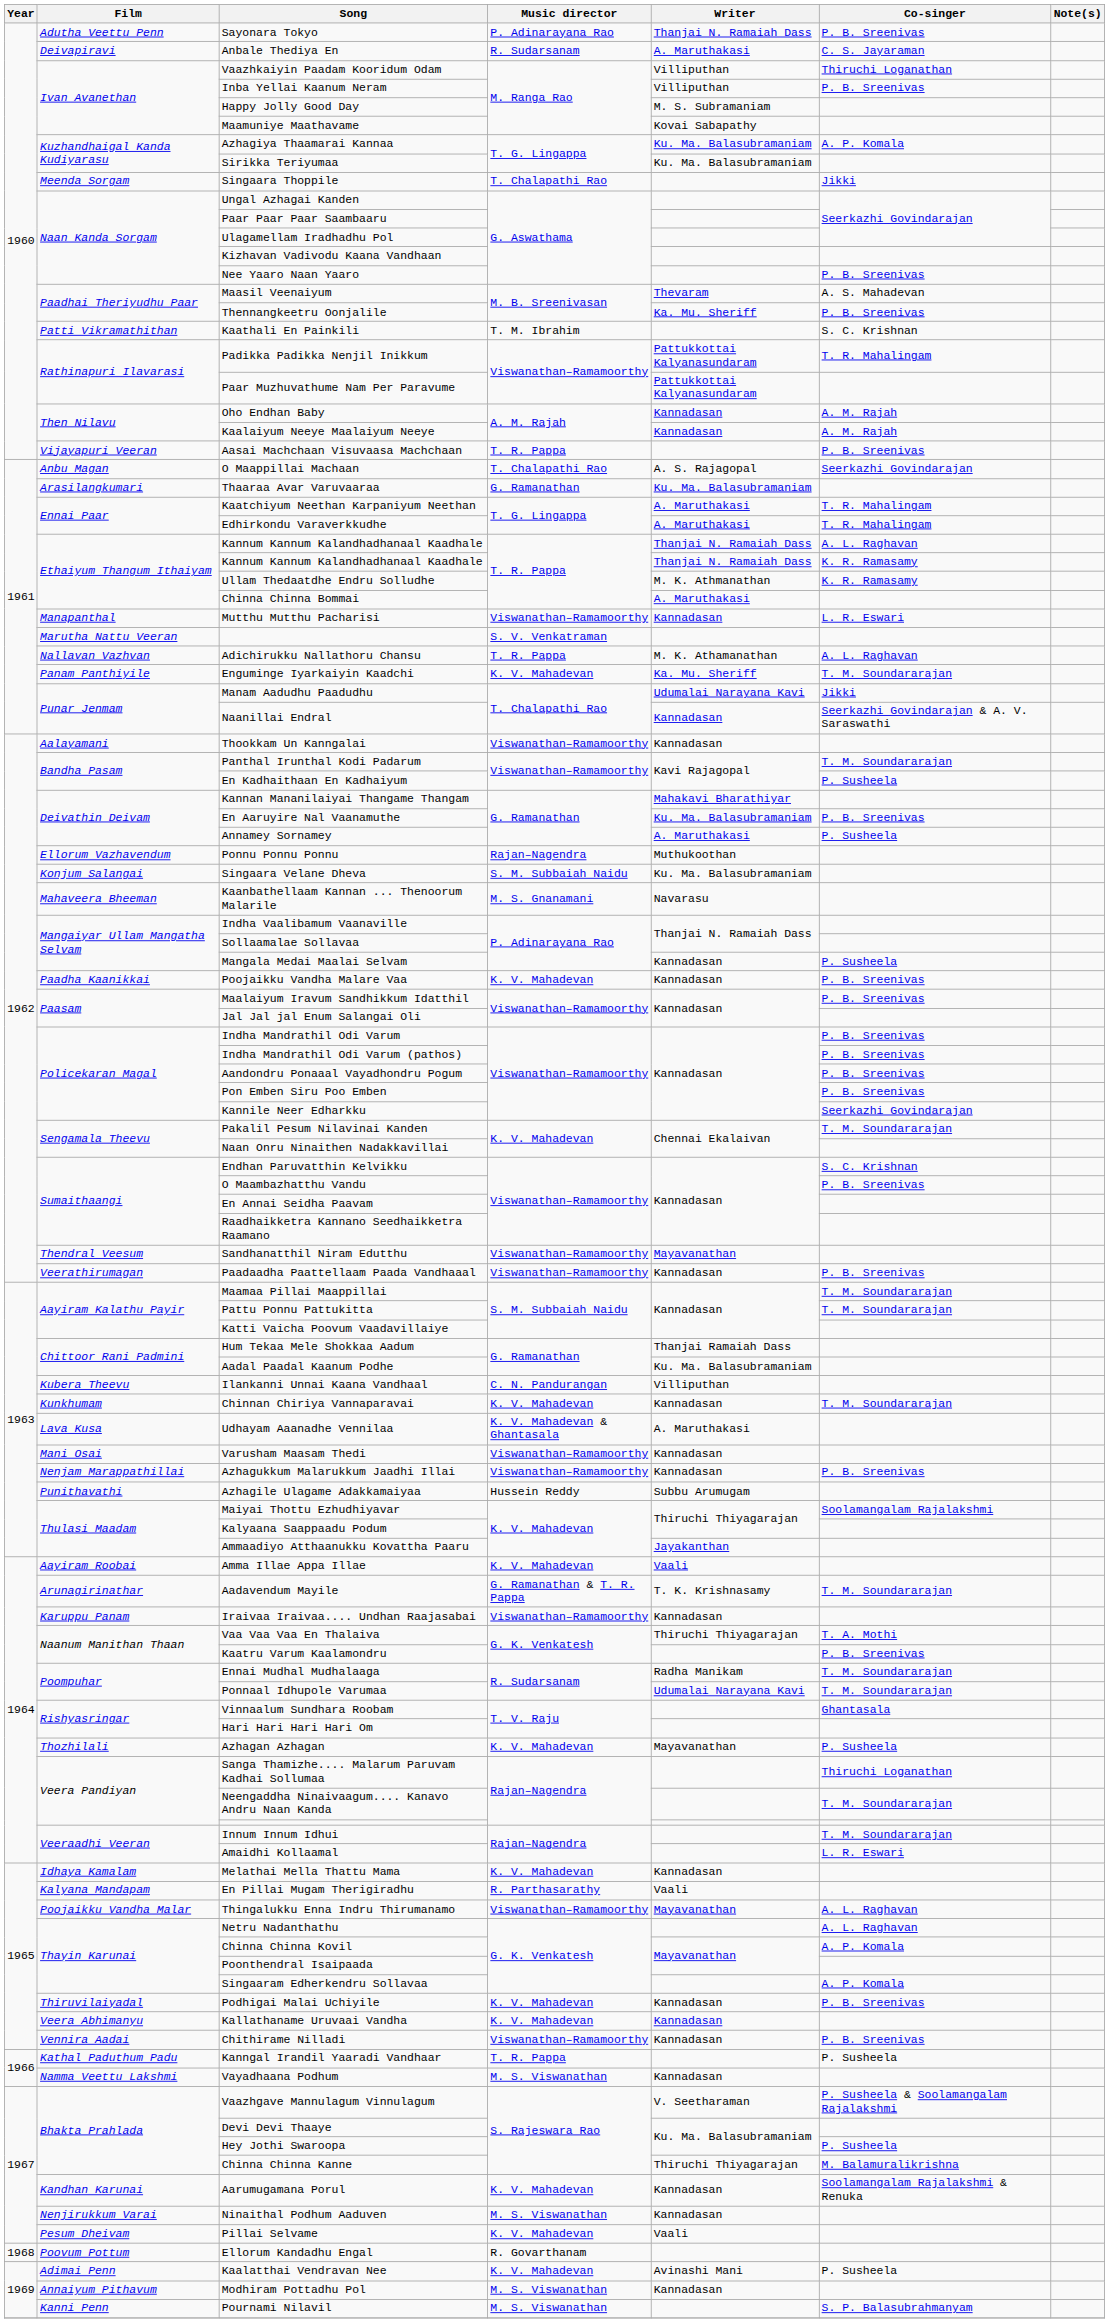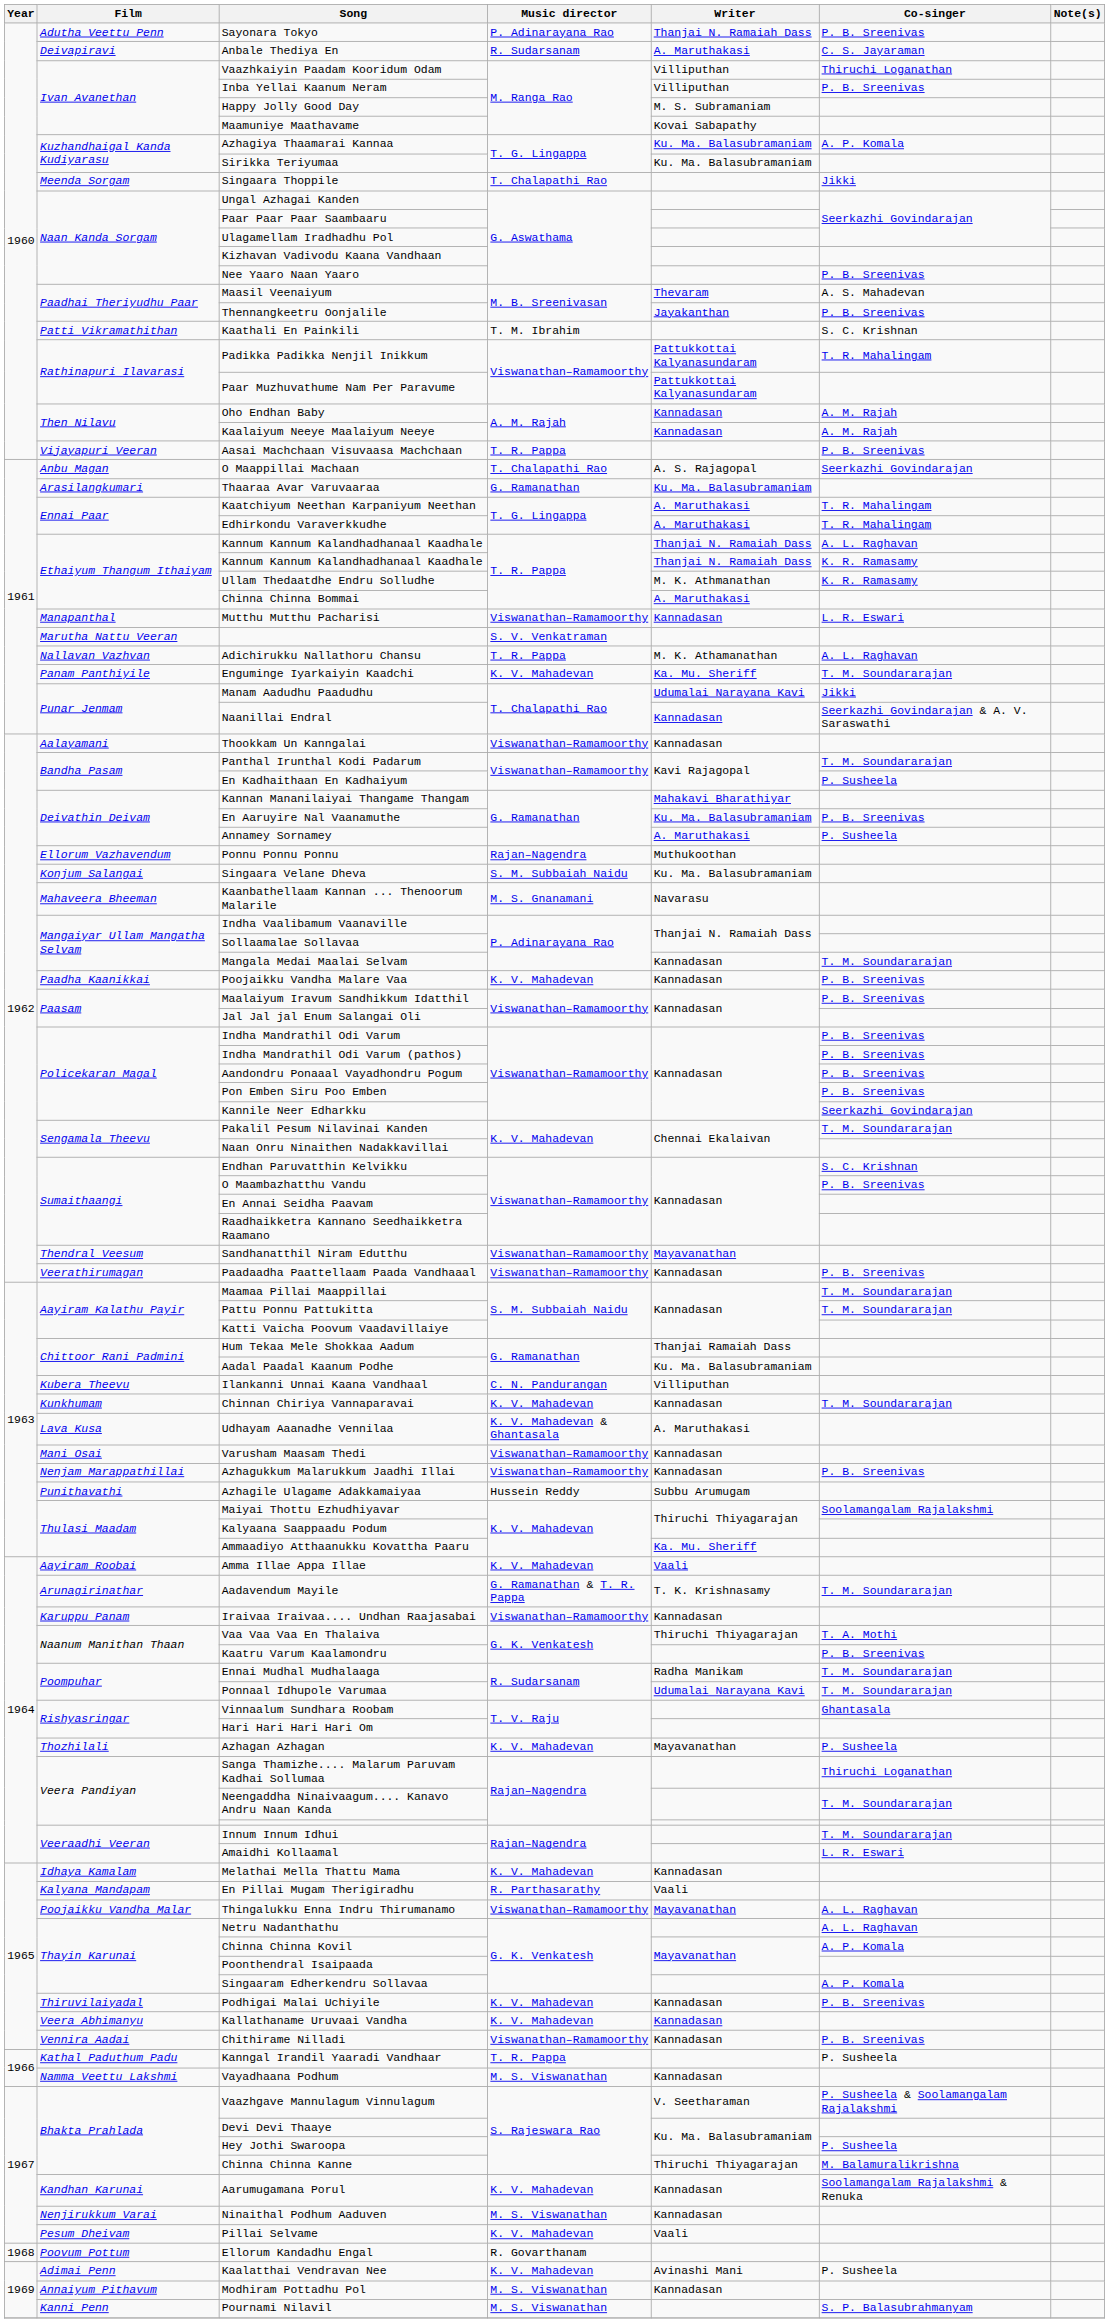(705, 312) Ka. Mu. Sheriff -> (691, 312) Jayakanthan
(859, 962) P. Susheela -> (887, 962) T. M. Soundararajan
(691, 1547) Jayakanthan -> (705, 1547) Ka. Mu. Sheriff
